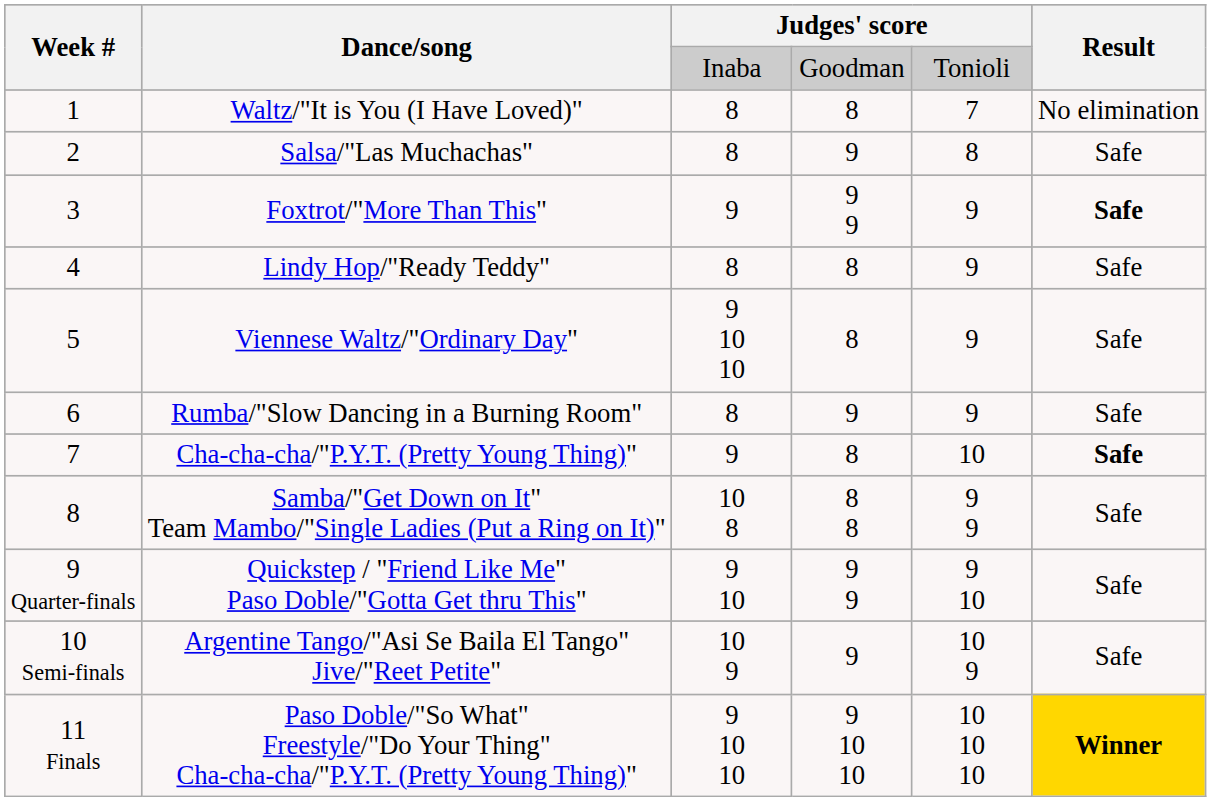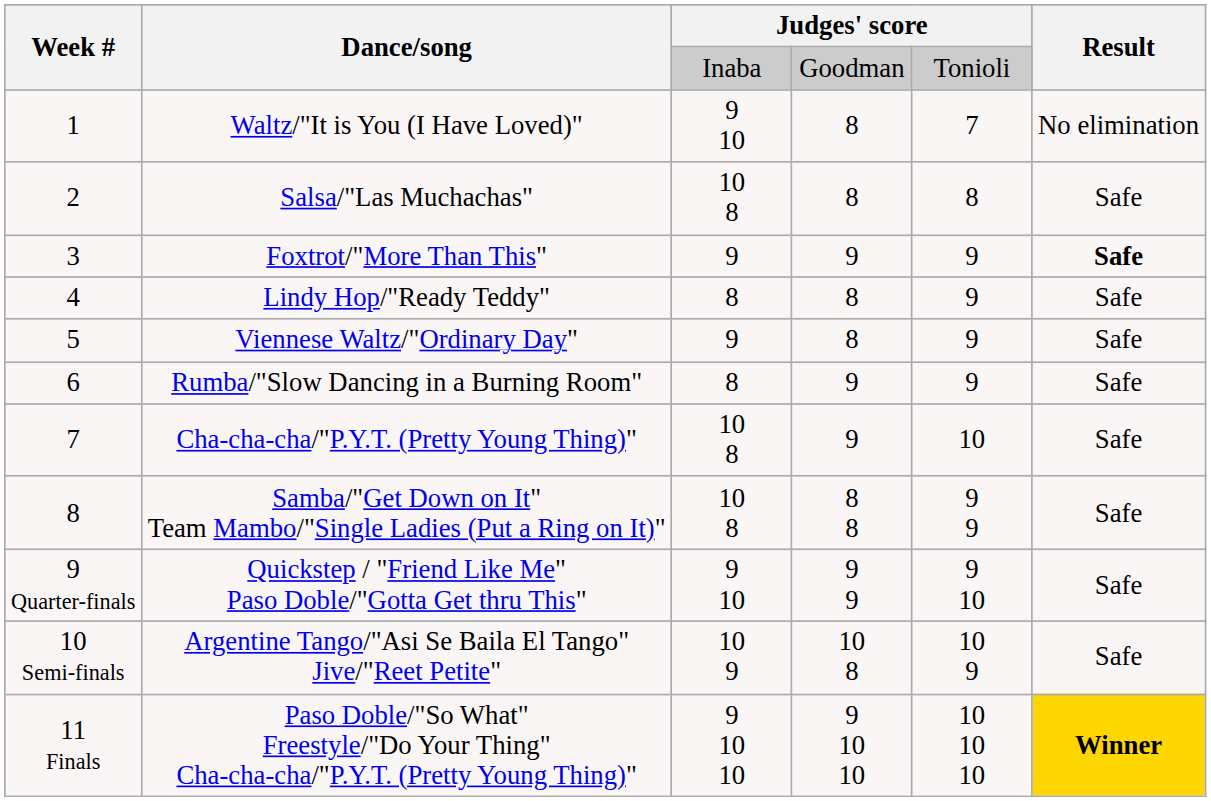(732, 110) 8 -> (732, 125) 9 10
(732, 152) 8 -> (732, 197) 10 8
(852, 152) 9 -> (852, 197) 8
(852, 210) 9 9 -> (852, 255) 9
(732, 340) 9 10 10 -> (732, 340) 9
(732, 454) 9 -> (732, 439) 10 8
(852, 454) 8 -> (852, 439) 9
(1119, 454) bold -> (1119, 439) normal
(852, 657) 9 -> (852, 657) 10 8
